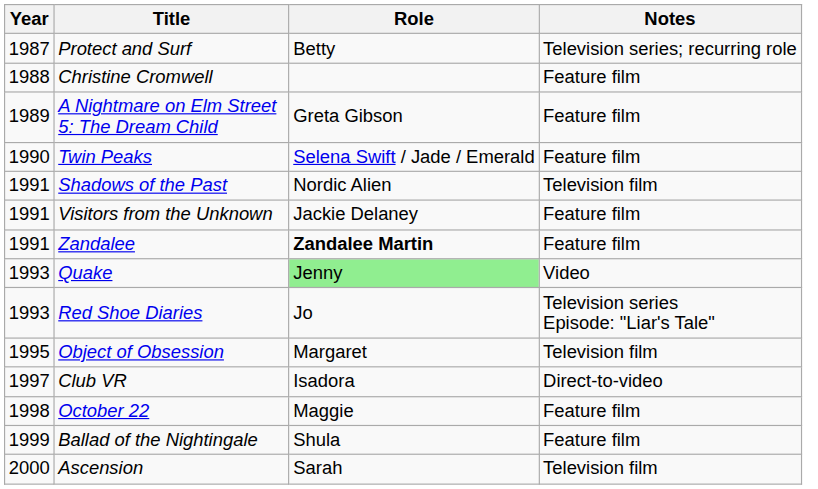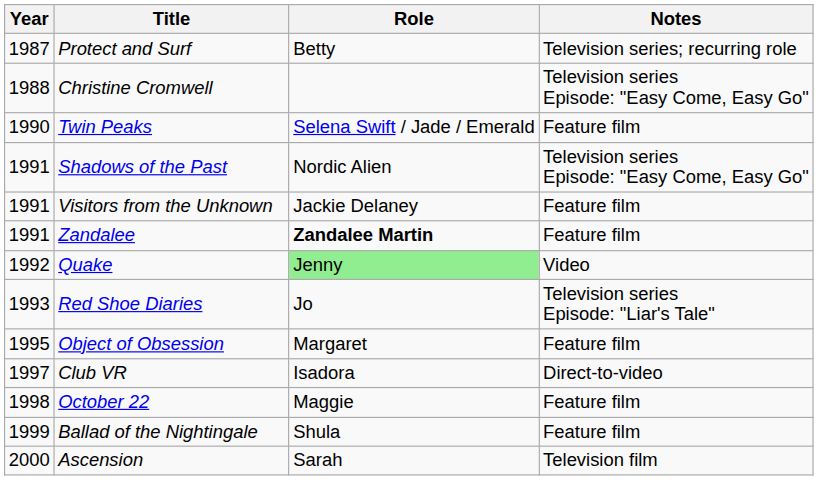(592, 77) Feature film -> (676, 87) Television series Episode: "Easy Come, Easy Go"
- row: (167, 116)
(600, 185) Television film -> (676, 166) Television series Episode: "Easy Come, Easy Go"
(29, 273) 1993 -> (29, 264) 1992
(600, 352) Television film -> (592, 343) Feature film
